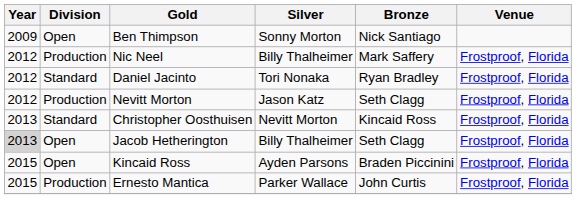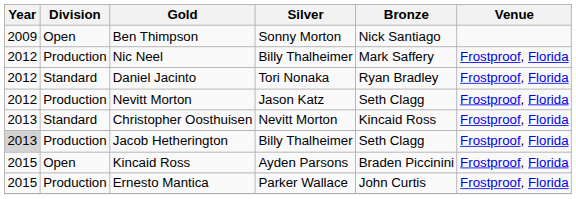(59, 141) Open -> (75, 141) Production
